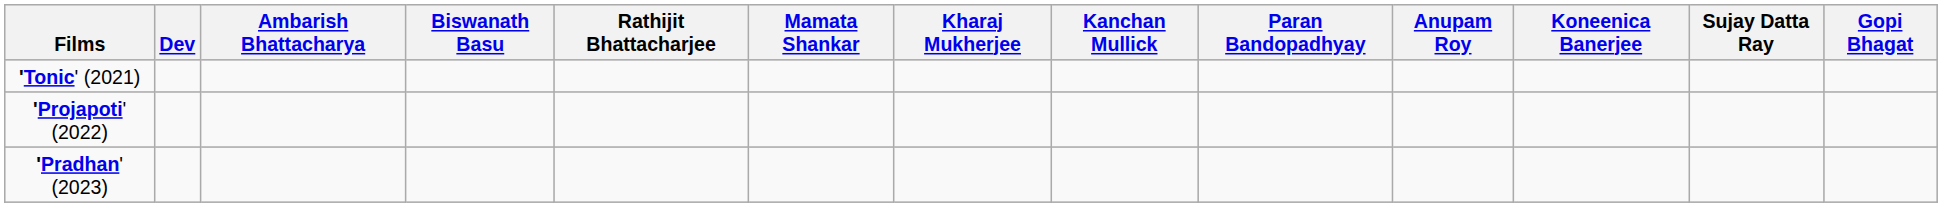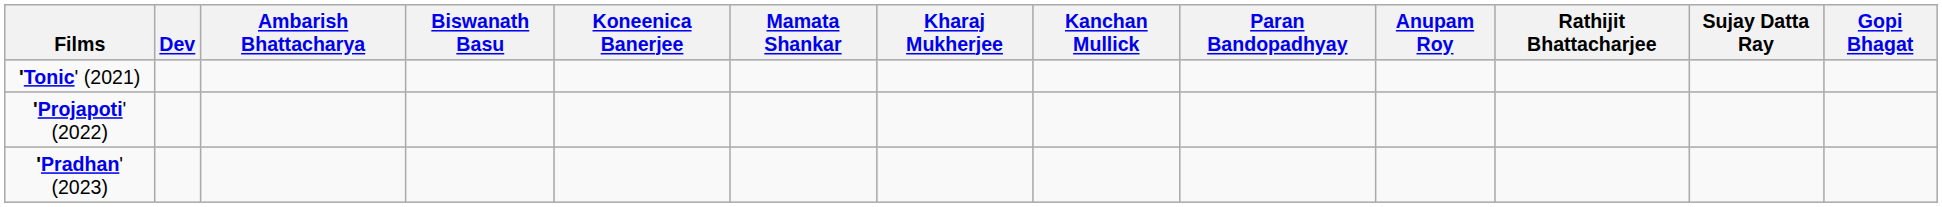columns swapped: (1601, 32) <-> (651, 32)
